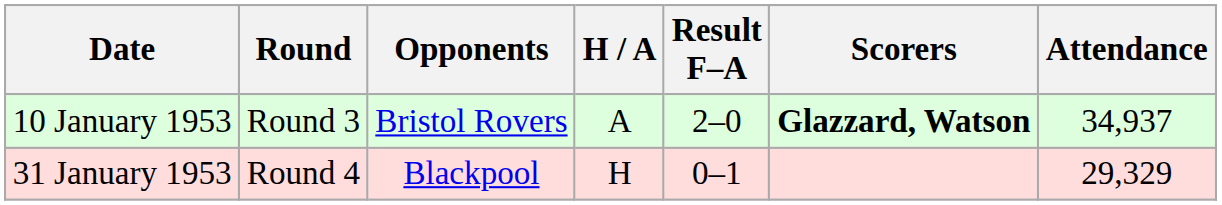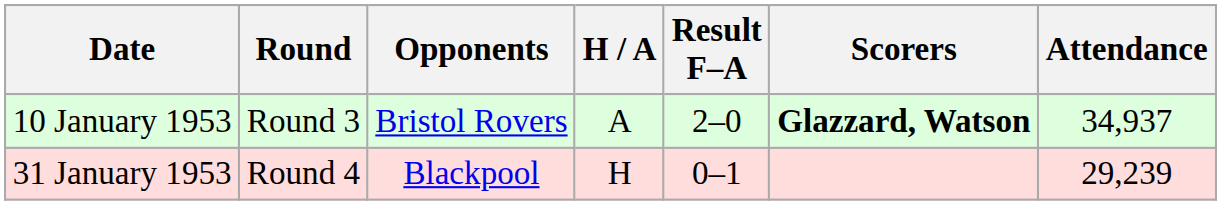(1127, 173) 29,329 -> (1127, 173) 29,239
